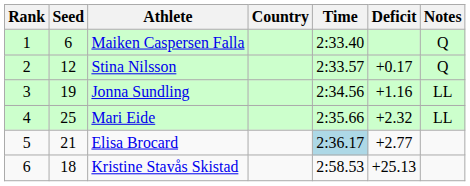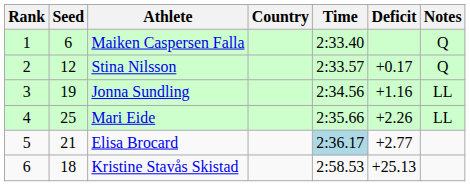(394, 117) +2.32 -> (394, 117) +2.26
